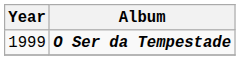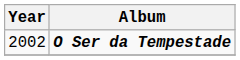(27, 43) 1999 -> (27, 43) 2002
